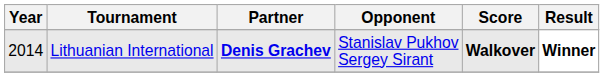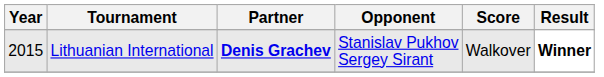(26, 51) 2014 -> (26, 51) 2015
(500, 51) bold -> (498, 51) normal
